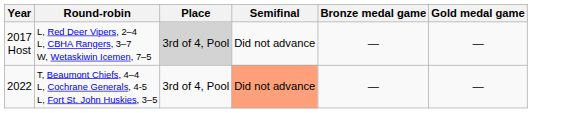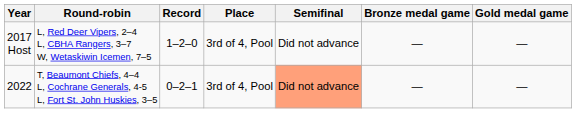+ column: (182, 13)
(196, 43) lightgrey background -> (240, 43) no background
